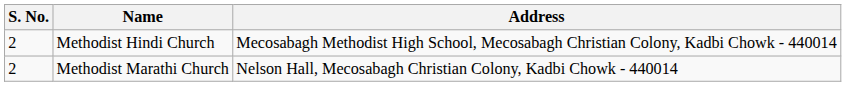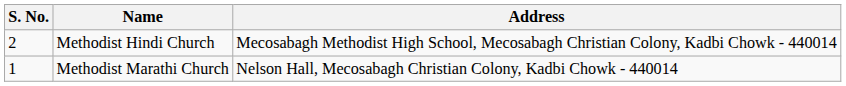(12, 68) 2 -> (12, 68) 1
